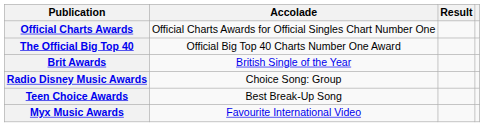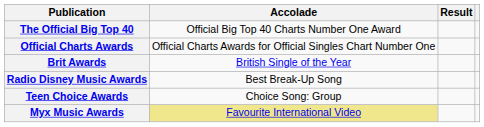rows swapped: (77, 29) <-> (77, 46)
(294, 79) Choice Song: Group -> (294, 79) Best Break-Up Song
(294, 96) Best Break-Up Song -> (294, 96) Choice Song: Group
(294, 113) no background -> (294, 113) khaki background
